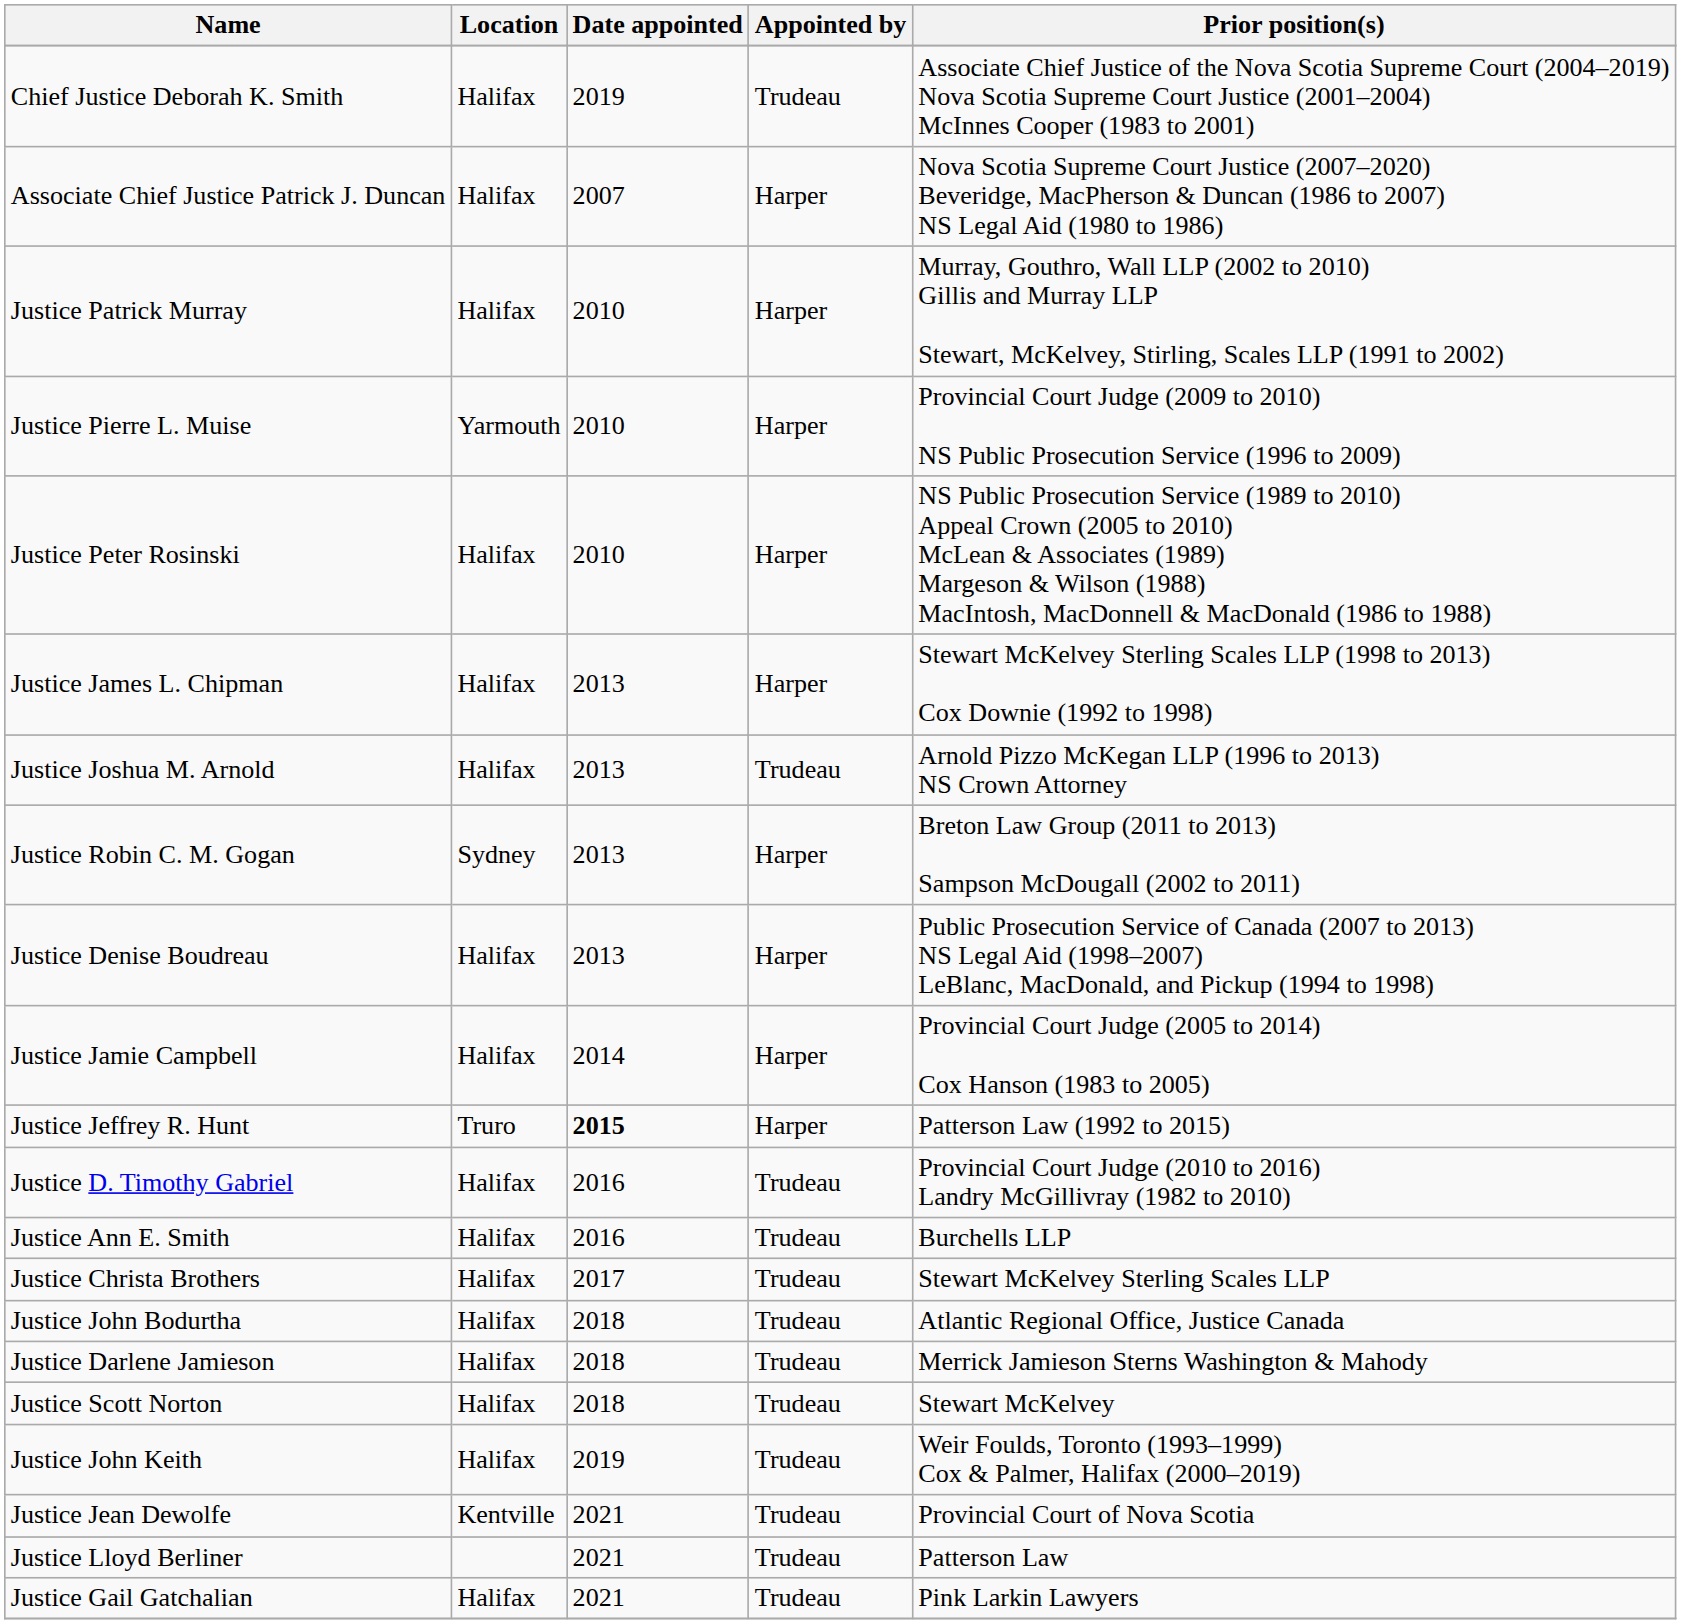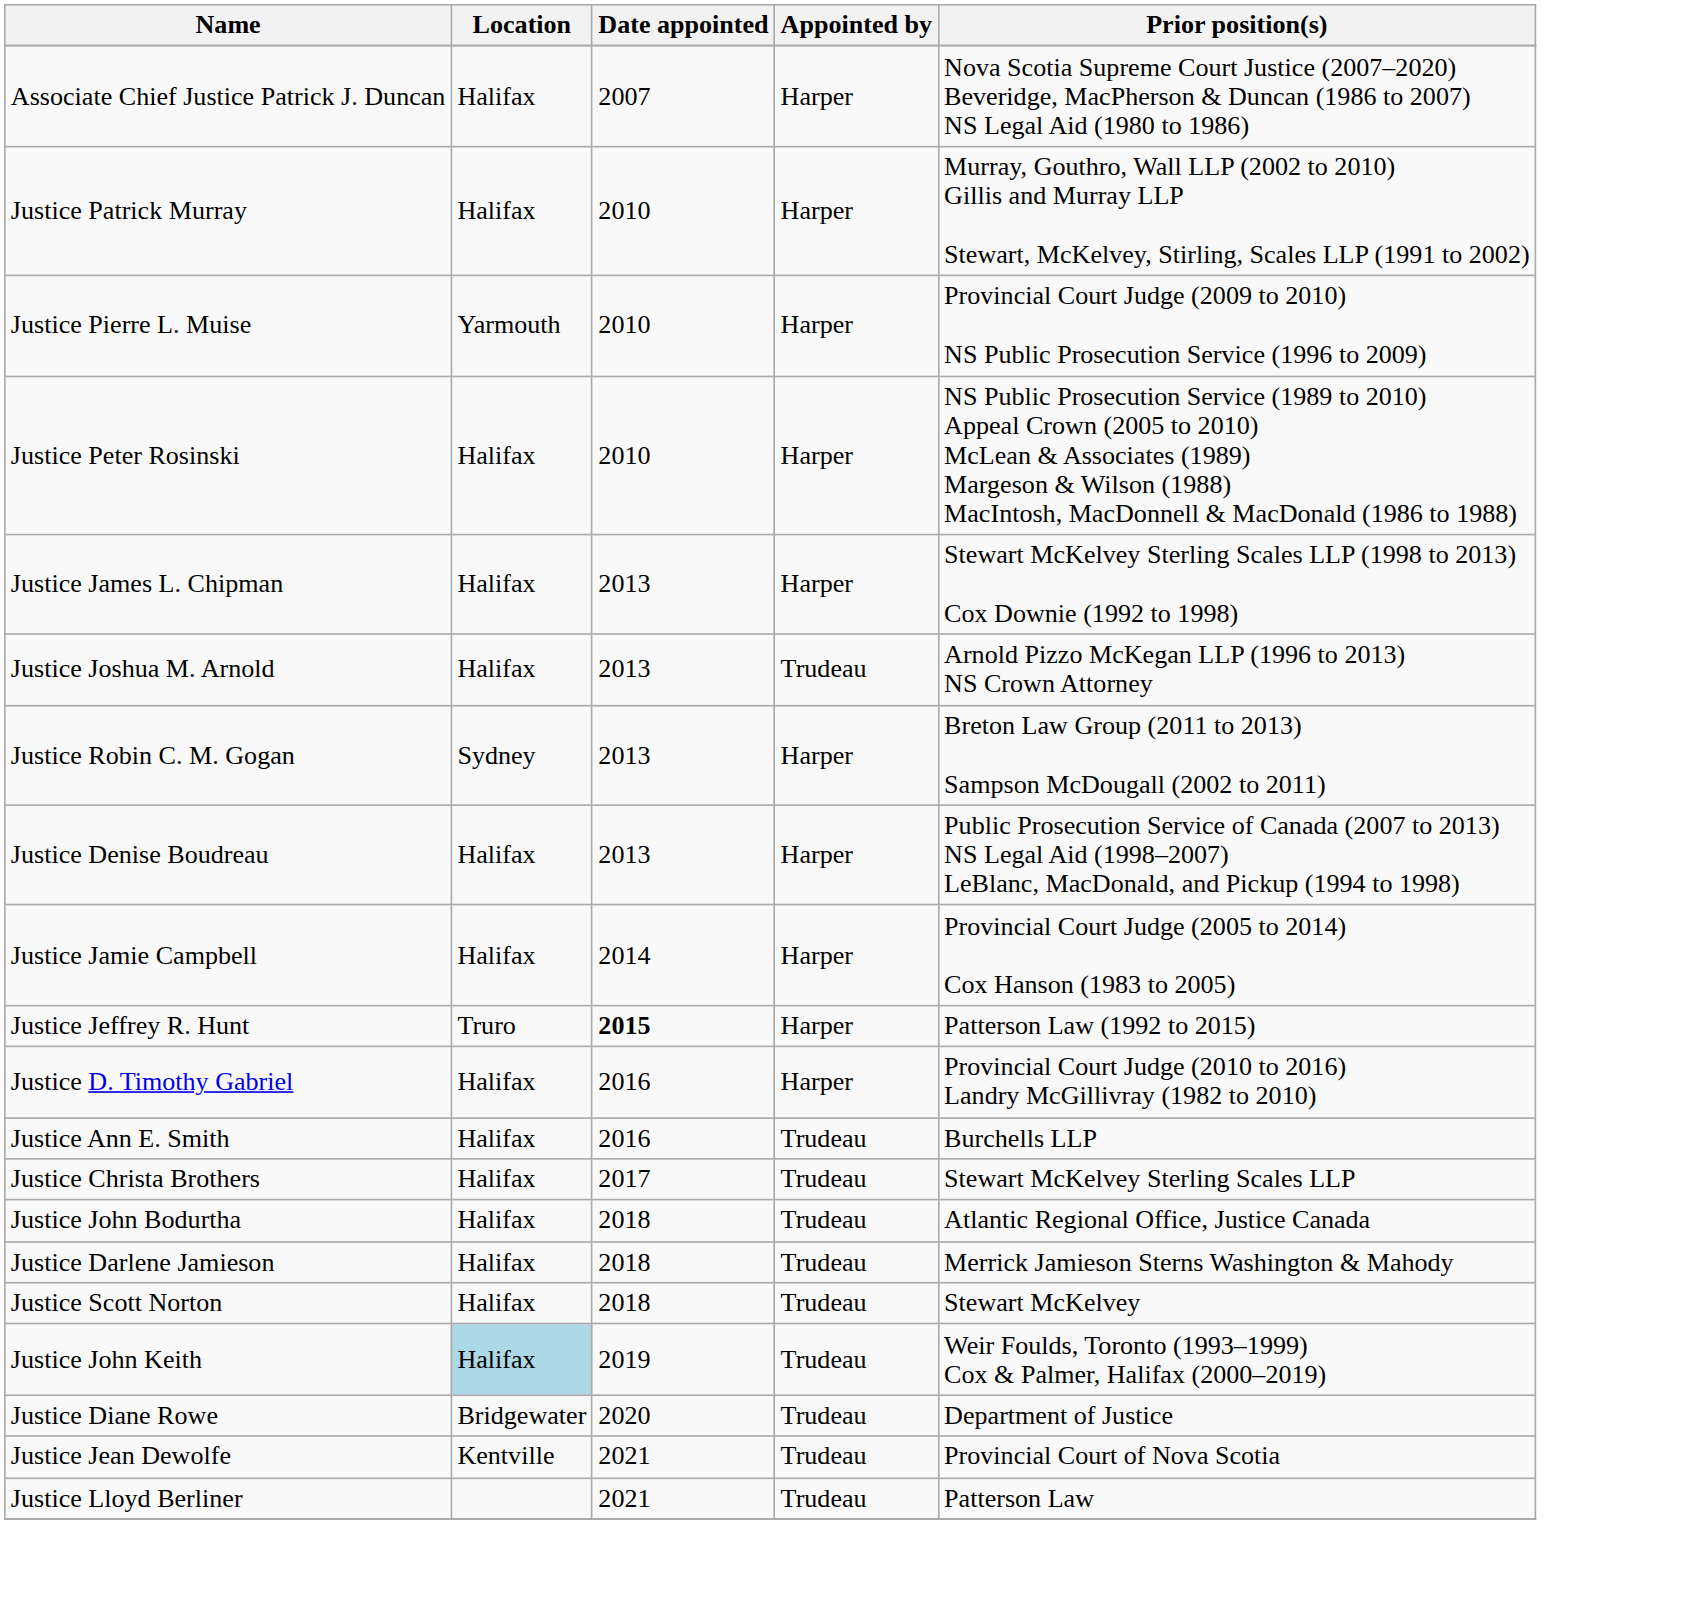- row: (177, 95)
(798, 1181) Trudeau -> (817, 1081) Harper
(497, 1459) no background -> (497, 1359) lightblue background
+ row: (114, 1415)
- row: (132, 1597)
